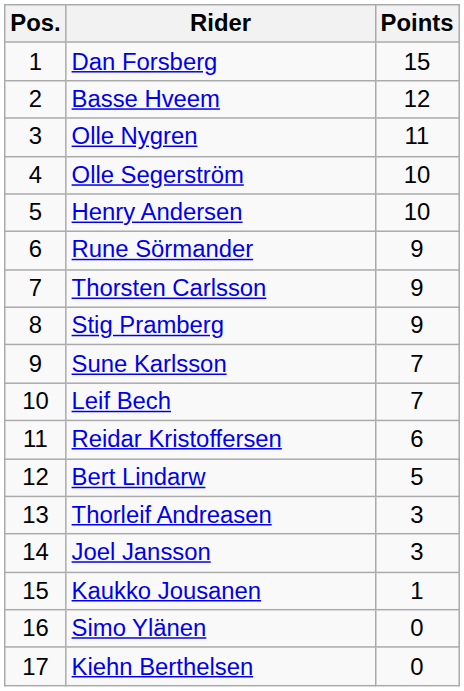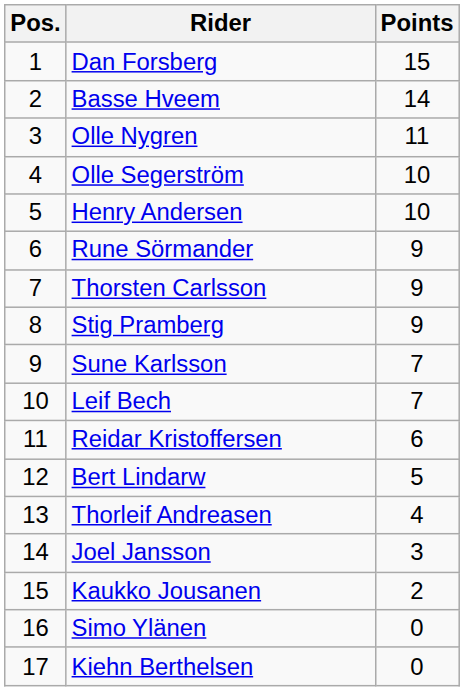(417, 99) 12 -> (417, 99) 14
(417, 514) 3 -> (417, 514) 4
(417, 590) 1 -> (417, 590) 2
